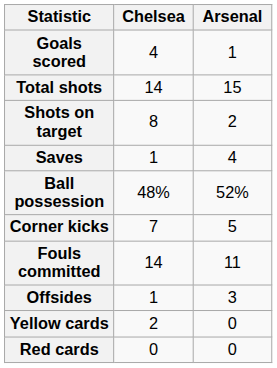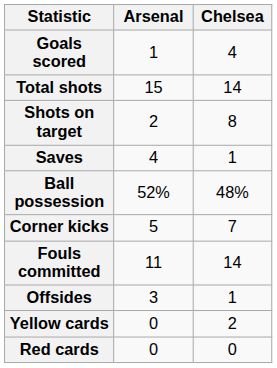columns swapped: (153, 17) <-> (232, 17)
